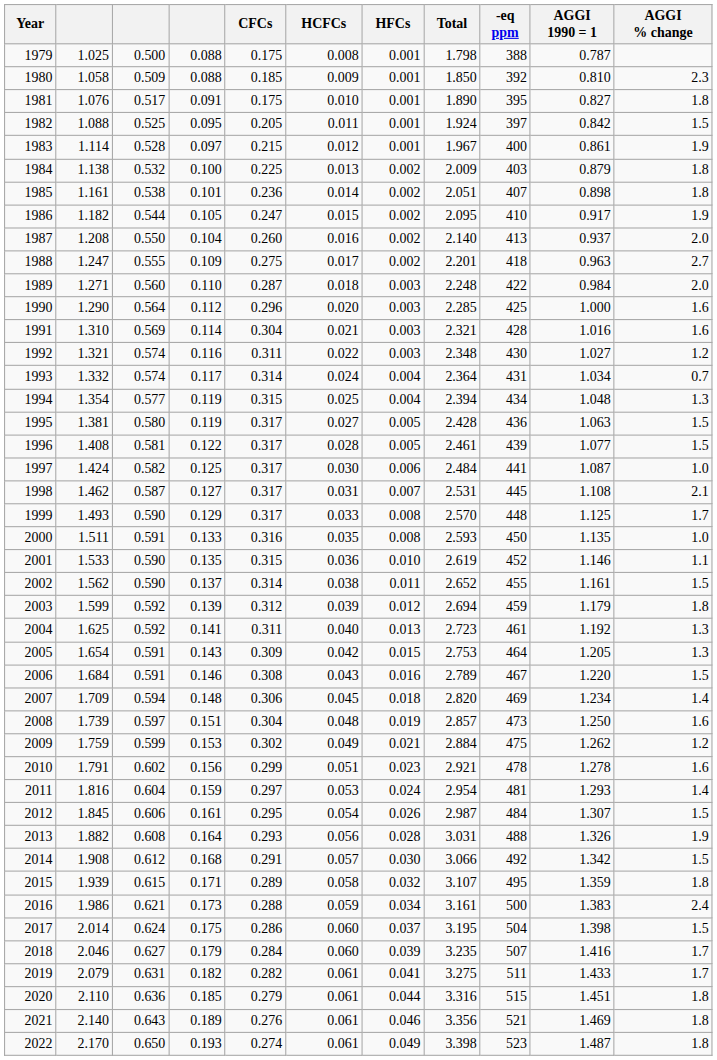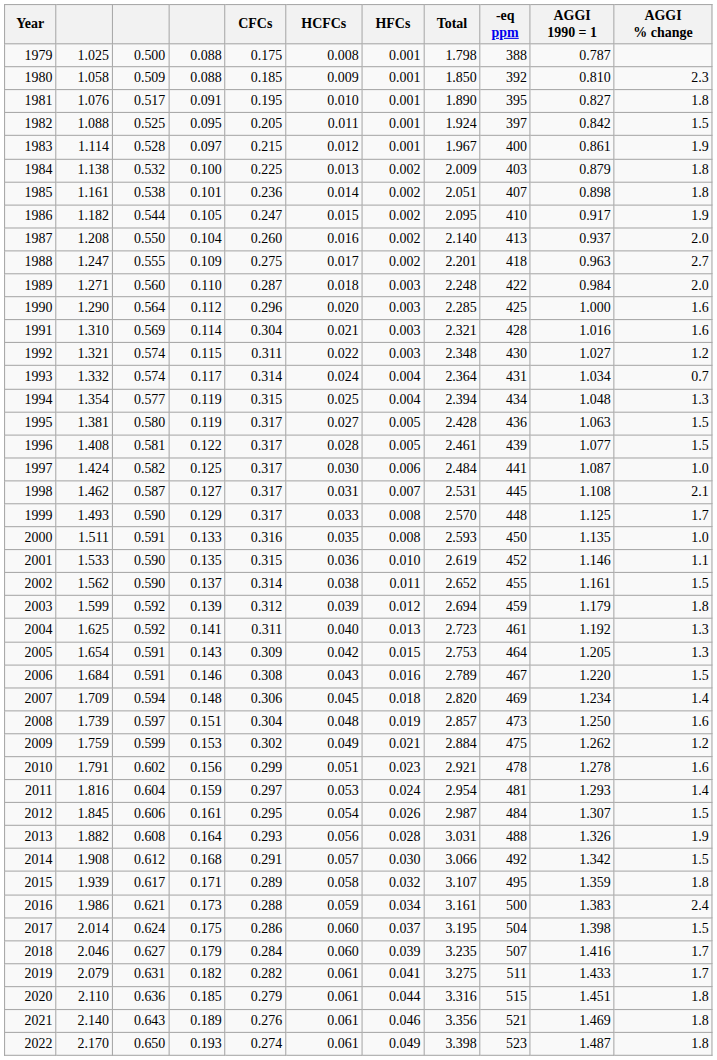(266, 101) 0.175 -> (266, 101) 0.195
(206, 354) 0.116 -> (206, 354) 0.115
(150, 882) 0.615 -> (150, 882) 0.617
